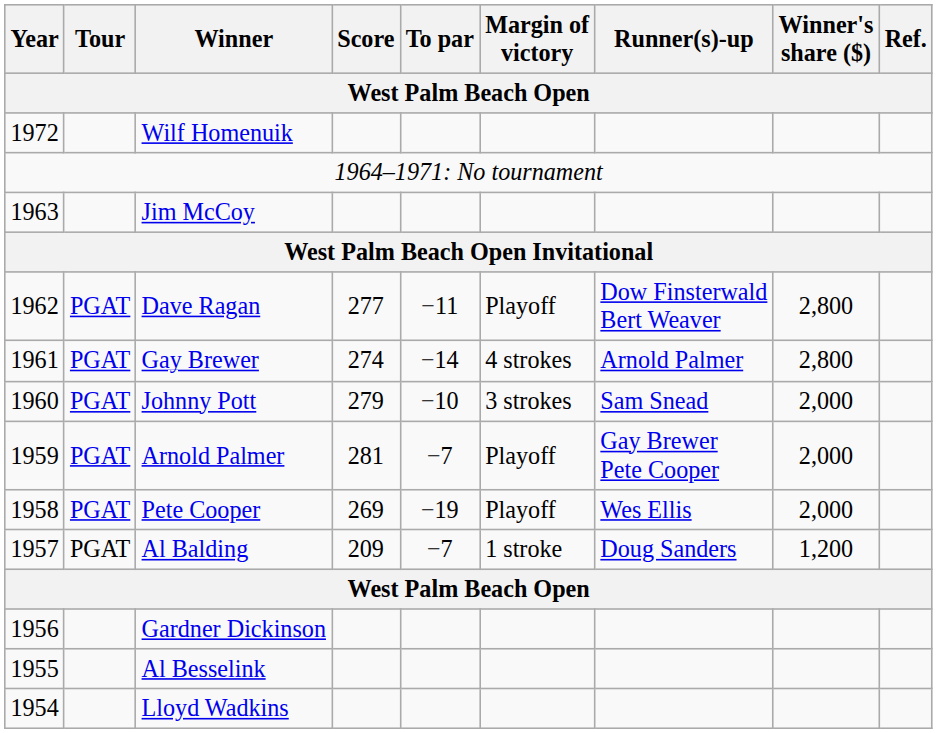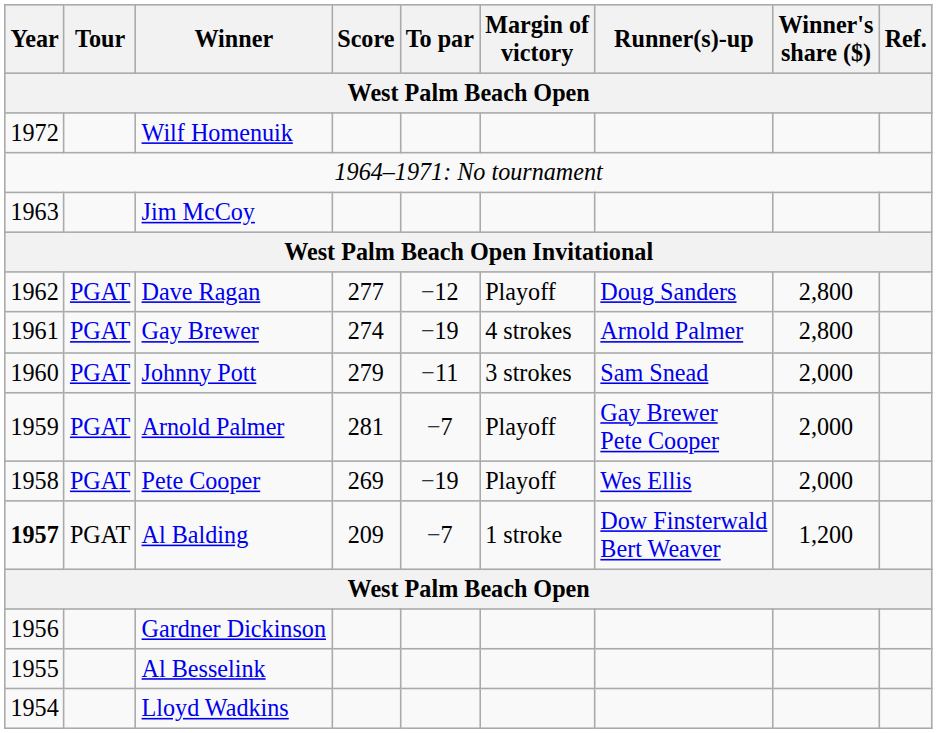(440, 306) −11 -> (440, 292) −12
(684, 306) Dow Finsterwald Bert Weaver -> (668, 292) Doug Sanders
(440, 360) −14 -> (440, 332) −19
(440, 400) −10 -> (440, 372) −11
(35, 548) normal -> (35, 534) bold
(668, 548) Doug Sanders -> (684, 534) Dow Finsterwald Bert Weaver
